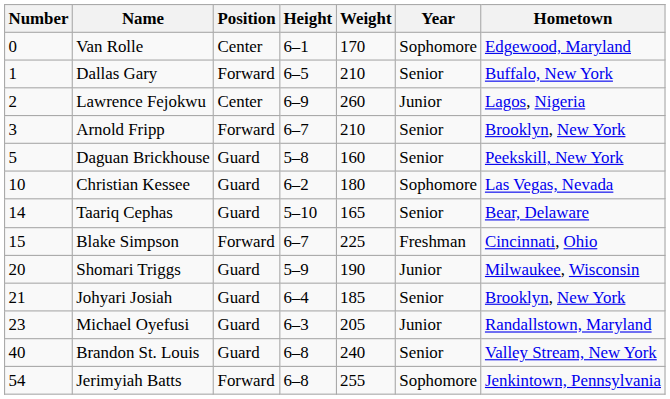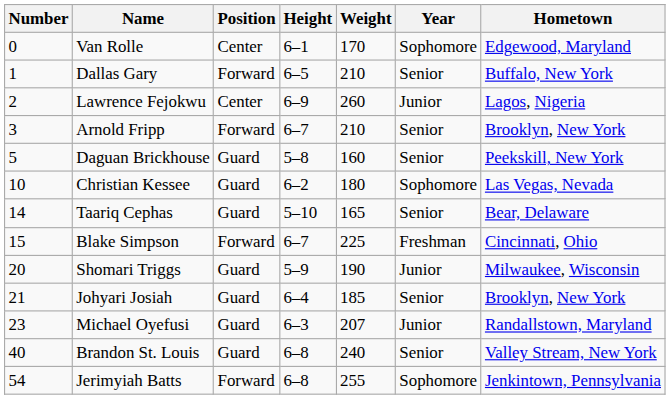(353, 324) 205 -> (353, 324) 207
